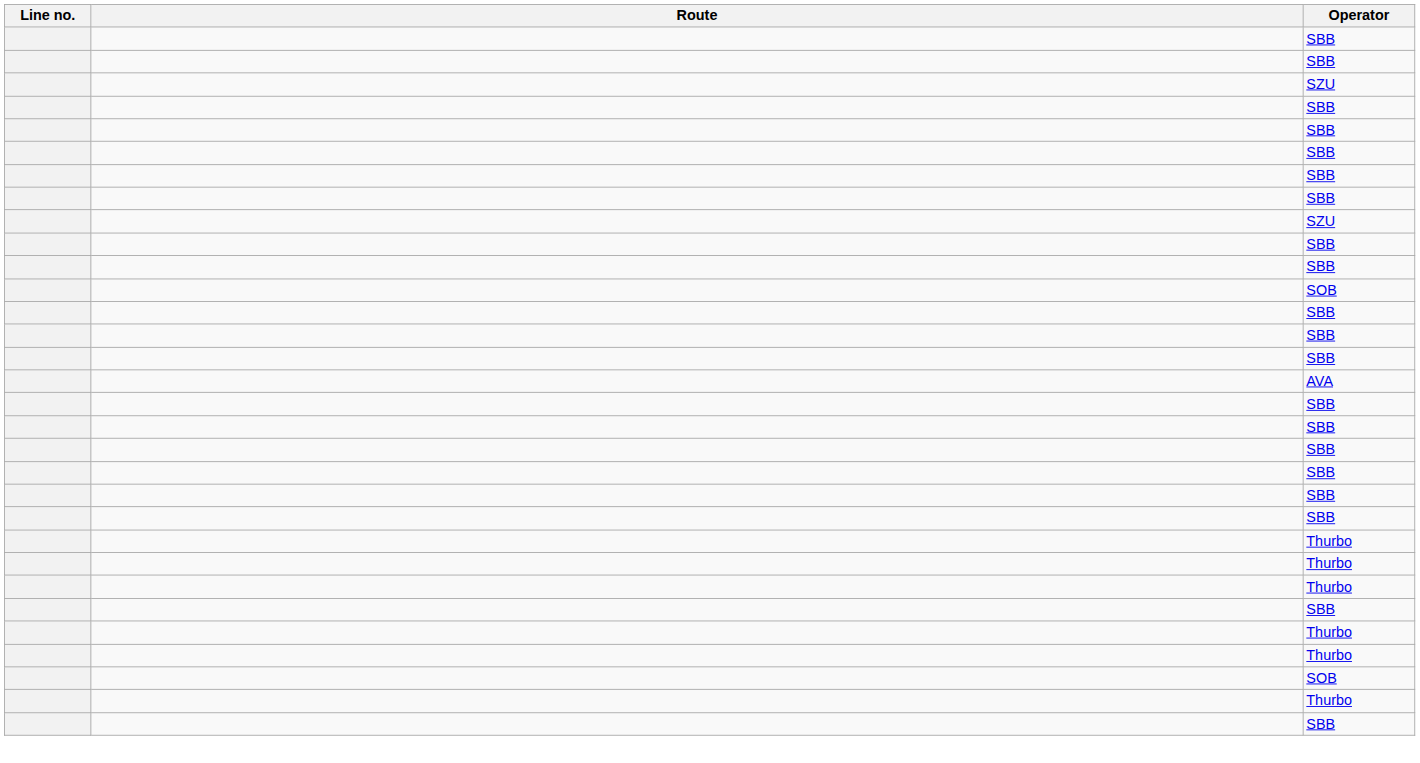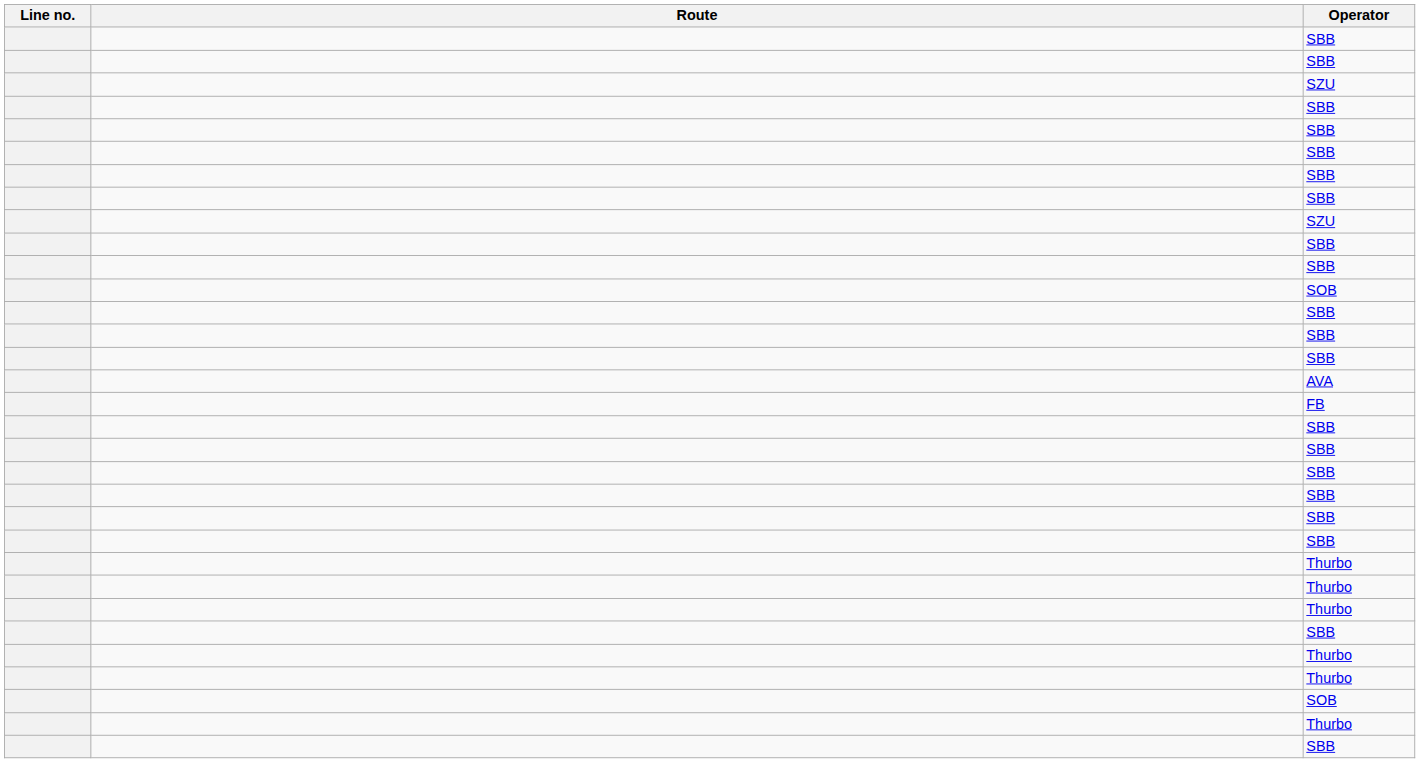+ row: (48, 404)
